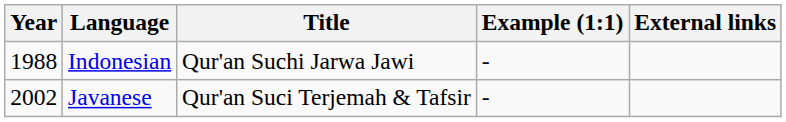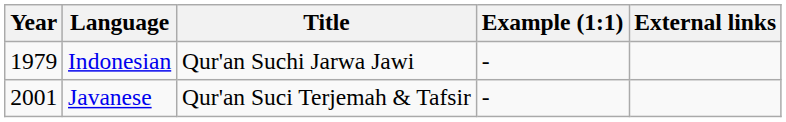(34, 60) 1988 -> (34, 60) 1979
(34, 97) 2002 -> (34, 97) 2001
